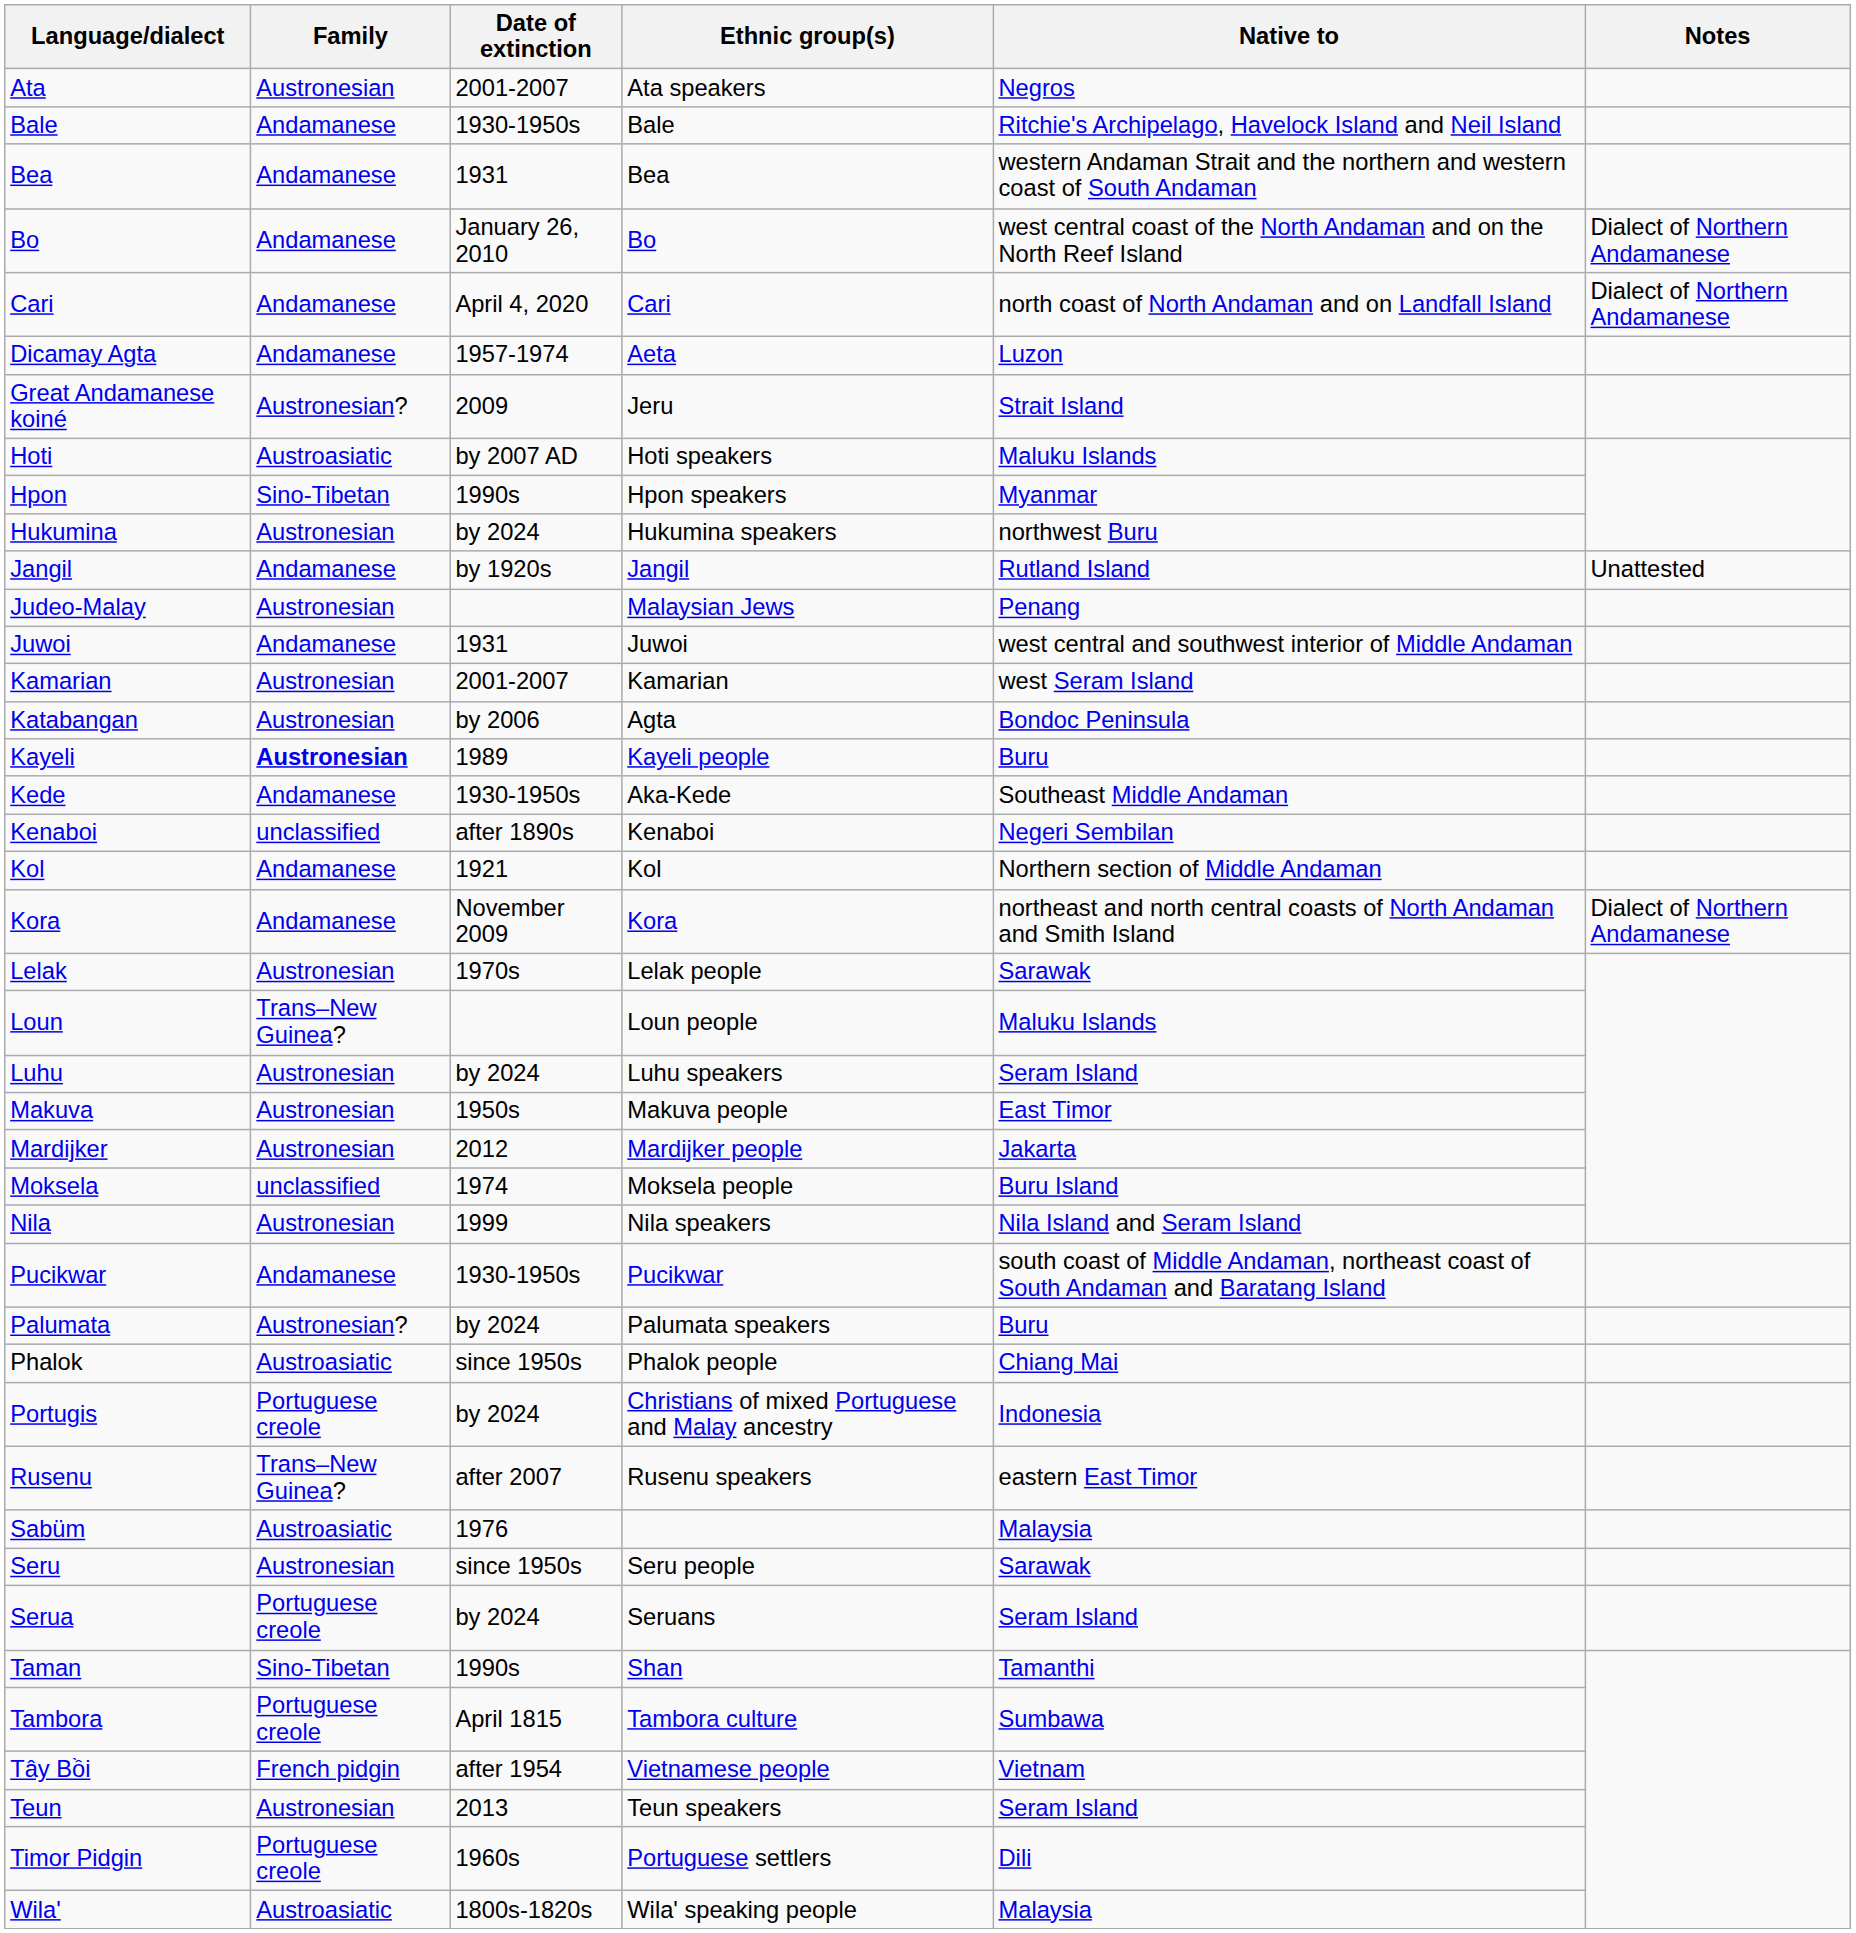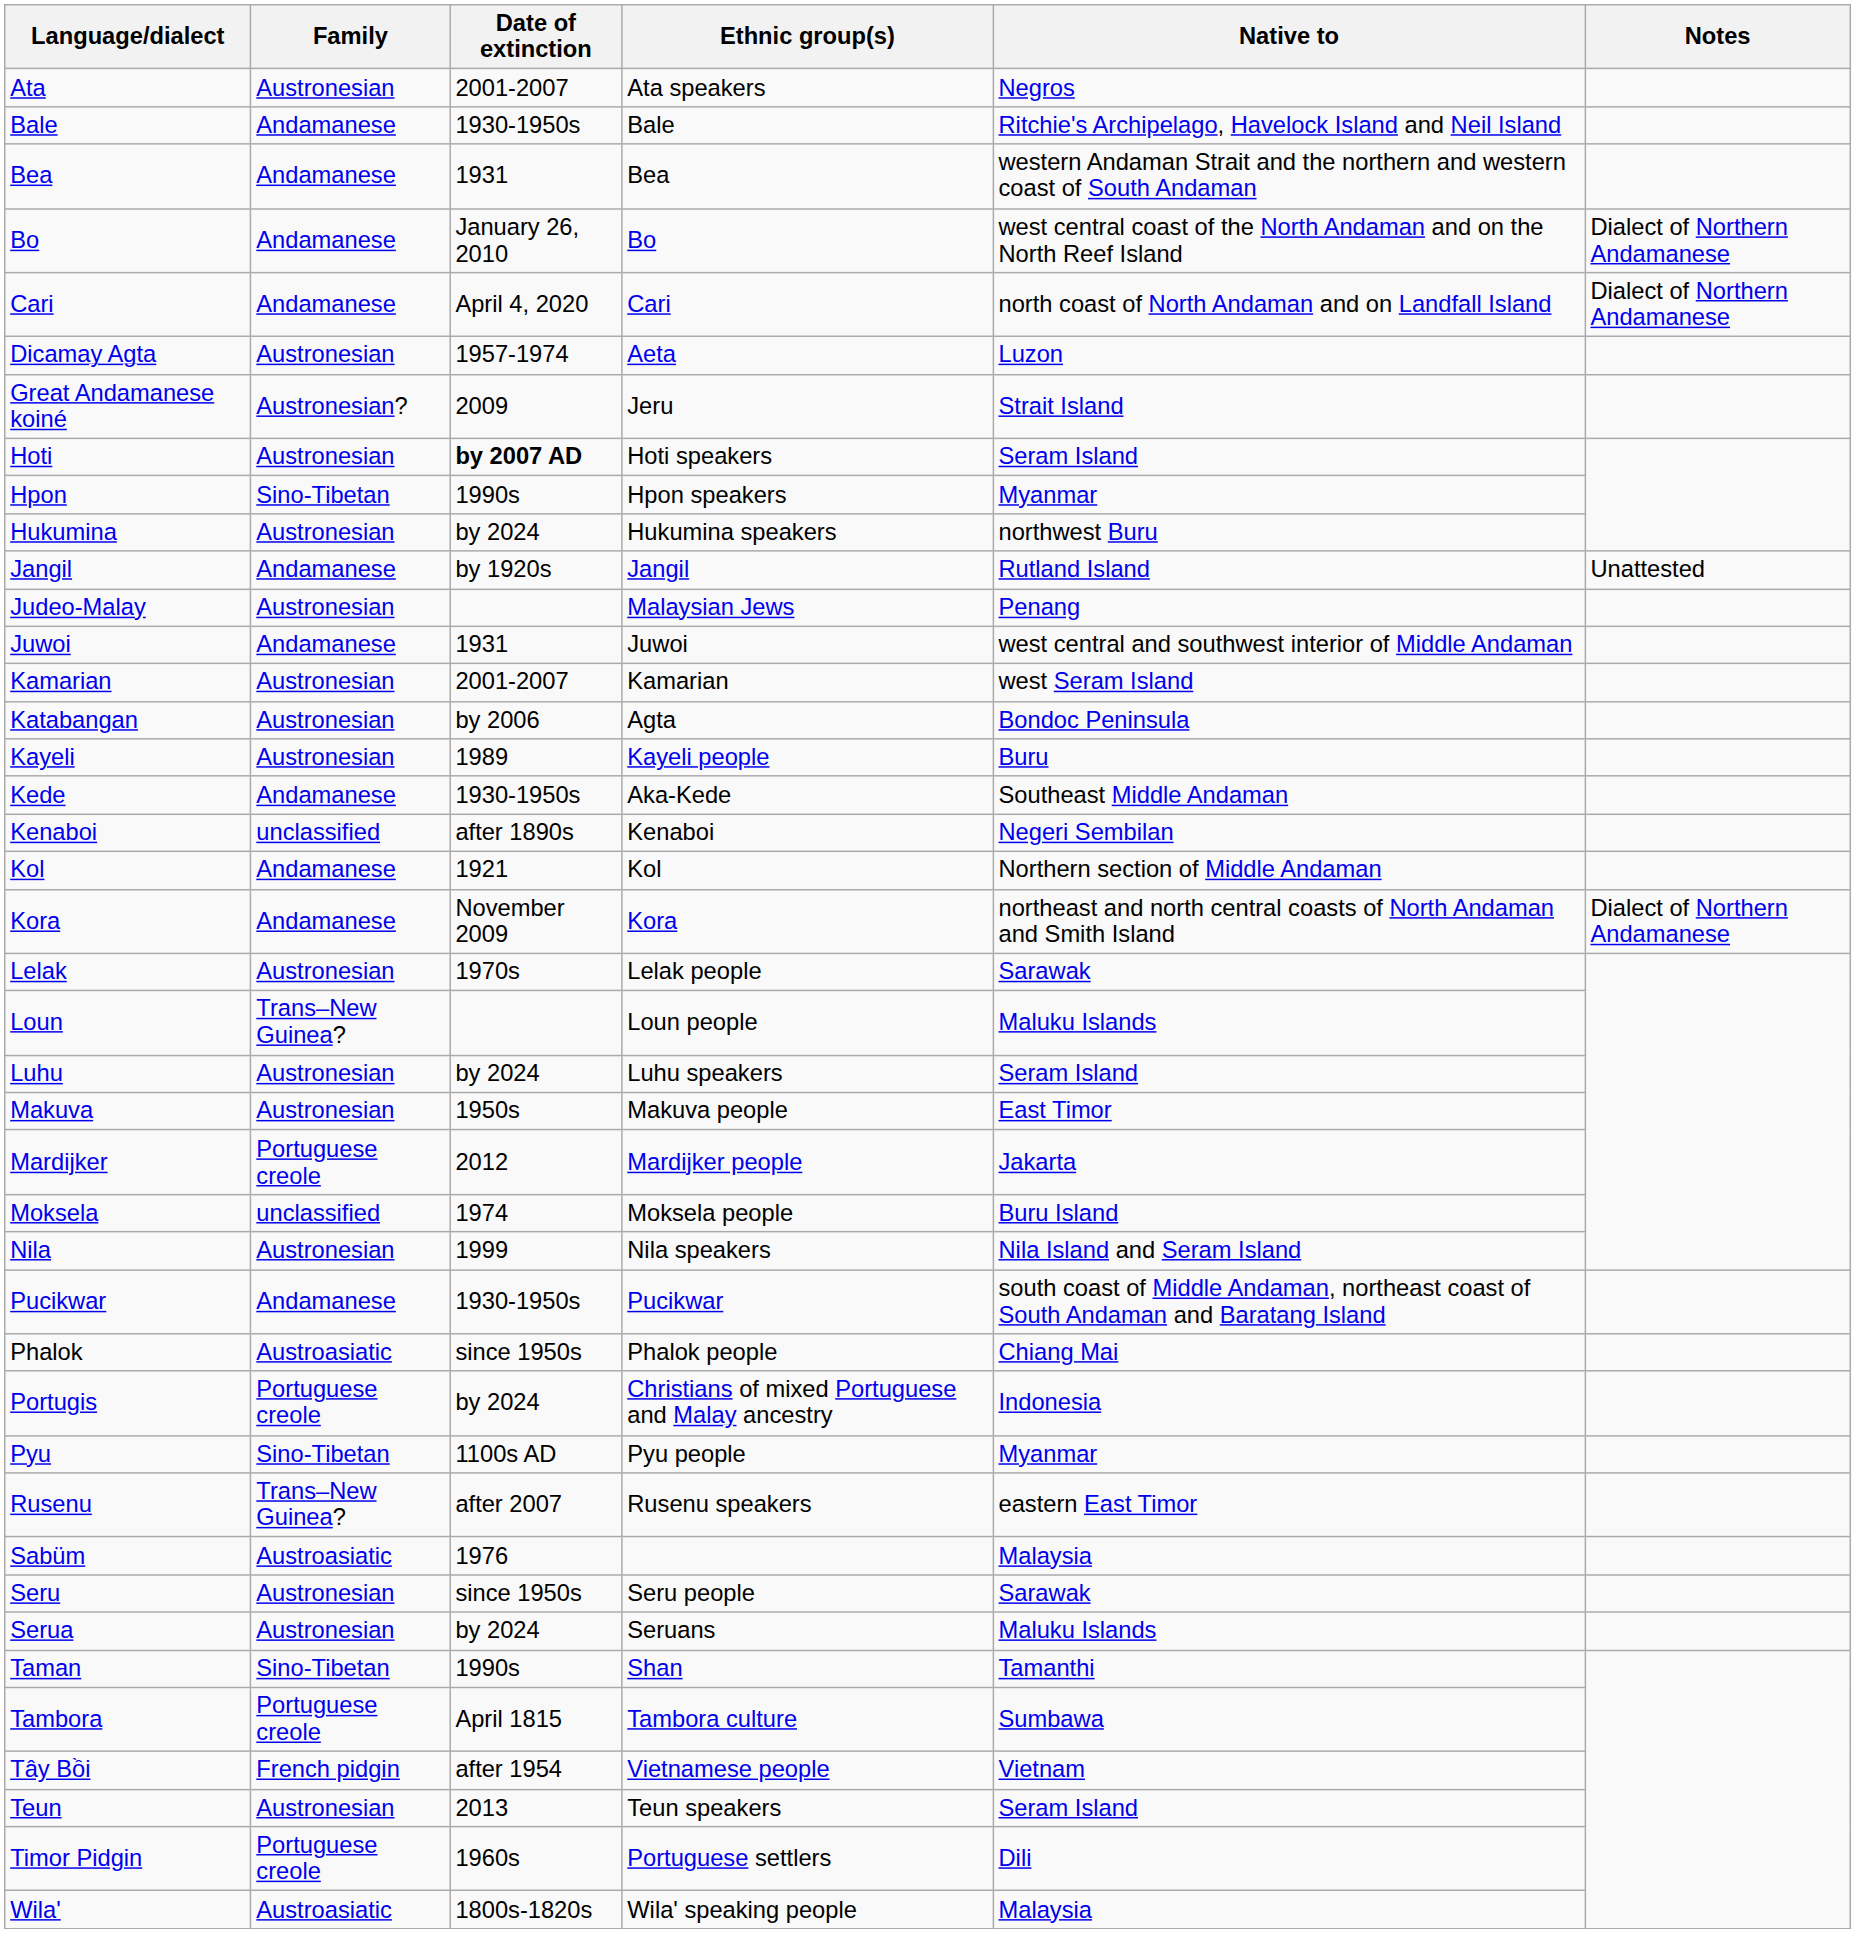(326, 355) Andamanese -> (325, 355) Austronesian
(324, 456) Austroasiatic -> (325, 456) Austronesian
(517, 456) normal -> (519, 456) bold
(1077, 456) Maluku Islands -> (1068, 456) Seram Island
(332, 757) bold -> (325, 757) normal
(325, 1148) Austronesian -> (317, 1161) Portuguese creole
- row: (60, 1325)
+ row: (31, 1453)
(317, 1617) Portuguese creole -> (325, 1630) Austronesian
(1068, 1617) Seram Island -> (1077, 1630) Maluku Islands
